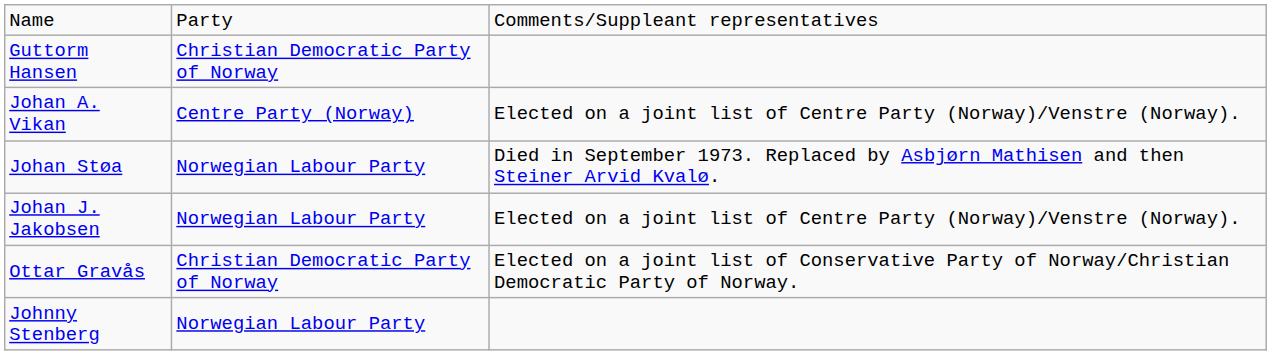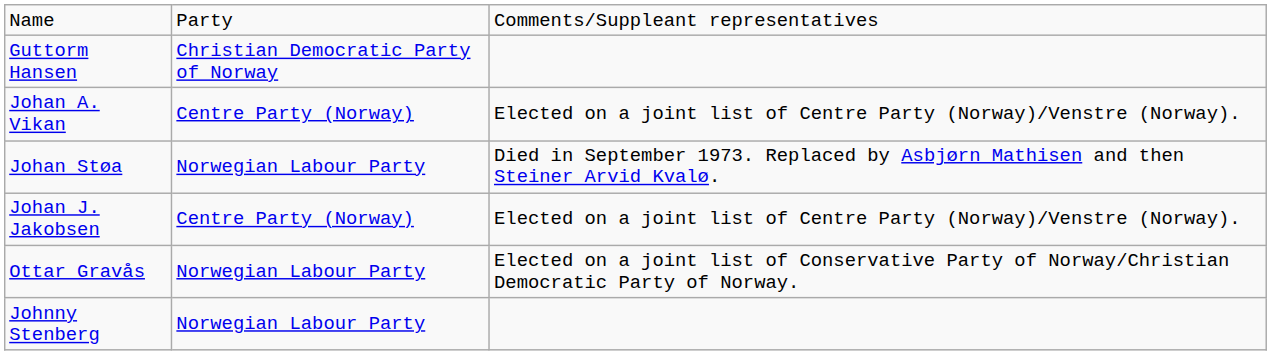(301, 219) Norwegian Labour Party -> (295, 219) Centre Party (Norway)
(323, 272) Christian Democratic Party of Norway -> (301, 272) Norwegian Labour Party
